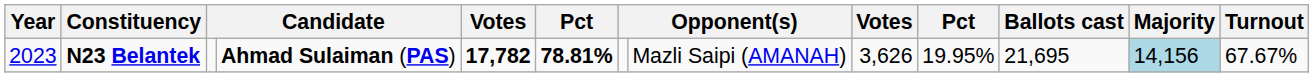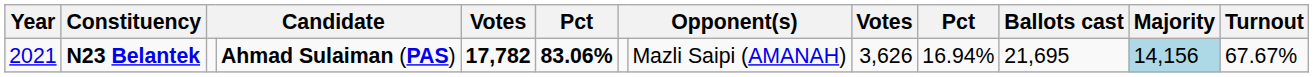(33, 55) 2023 -> (33, 55) 2021
(577, 55) 78.81% -> (577, 55) 83.06%
(958, 55) 19.95% -> (958, 55) 16.94%
